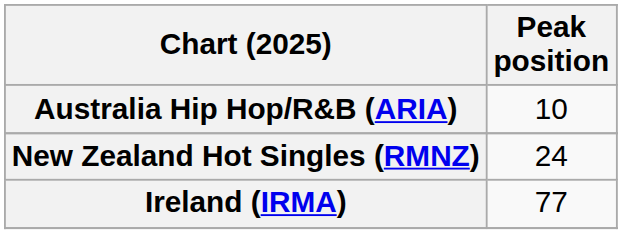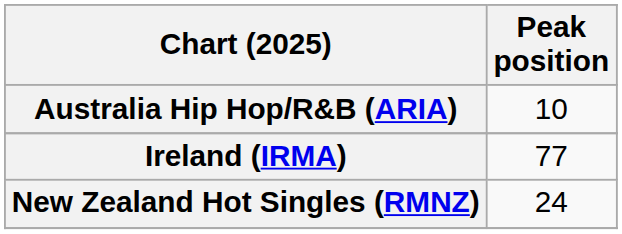rows swapped: (246, 203) <-> (246, 155)
